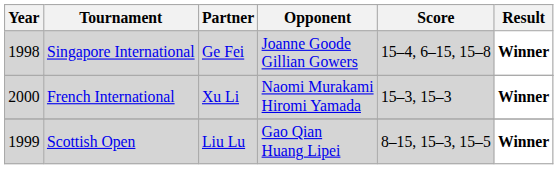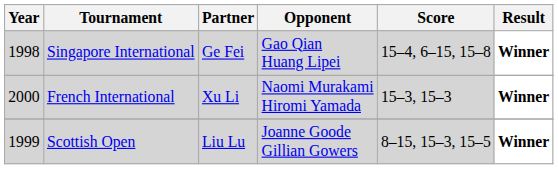(310, 52) Joanne Goode Gillian Gowers -> (301, 52) Gao Qian Huang Lipei
(301, 141) Gao Qian Huang Lipei -> (310, 141) Joanne Goode Gillian Gowers
